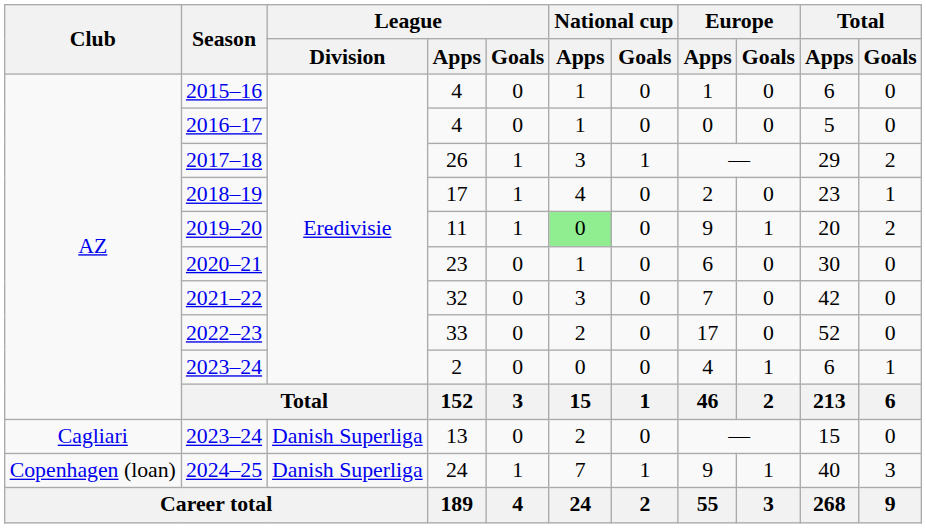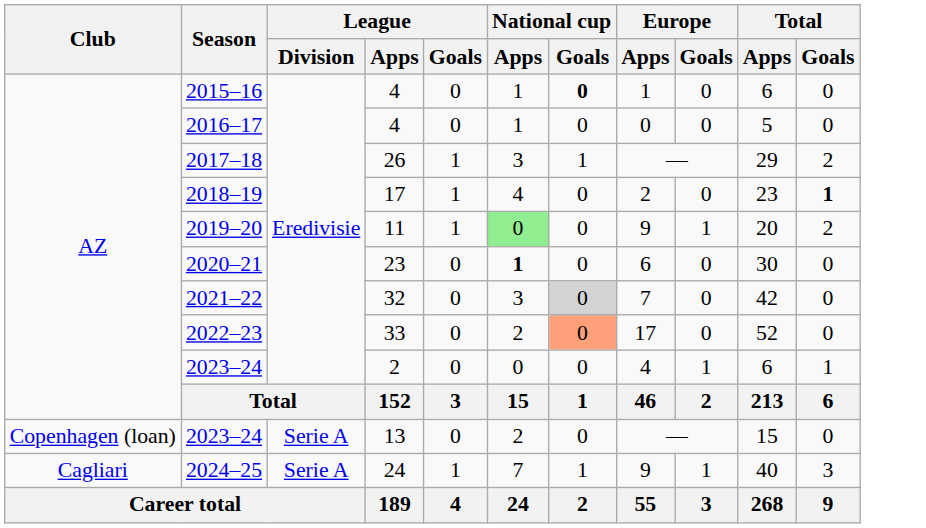(645, 90) normal -> (583, 90) bold
(890, 194) normal -> (828, 194) bold
(580, 263) normal -> (518, 263) bold
(645, 297) no background -> (583, 297) lightgrey background
(645, 332) no background -> (583, 332) lightsalmon background
(93, 435) Cagliari -> (93, 435) Copenhagen (loan)
(347, 435) Danish Superliga -> (316, 435) Serie A
(93, 470) Copenhagen (loan) -> (93, 470) Cagliari
(347, 470) Danish Superliga -> (316, 470) Serie A
